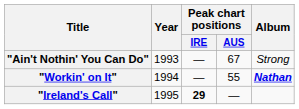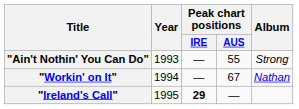(234, 59) 67 -> (234, 59) 55
(234, 77) 55 -> (234, 77) 67
(273, 77) bold -> (272, 77) normal
